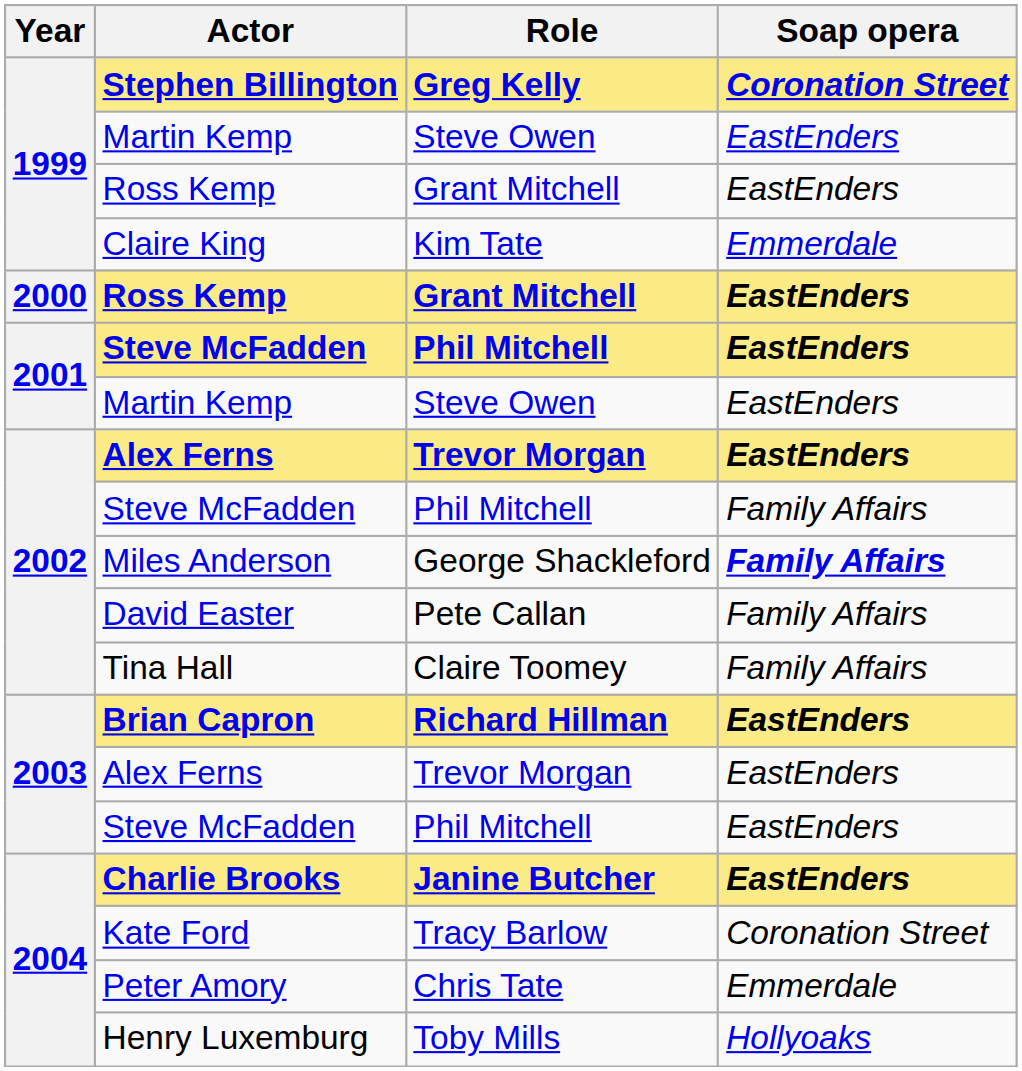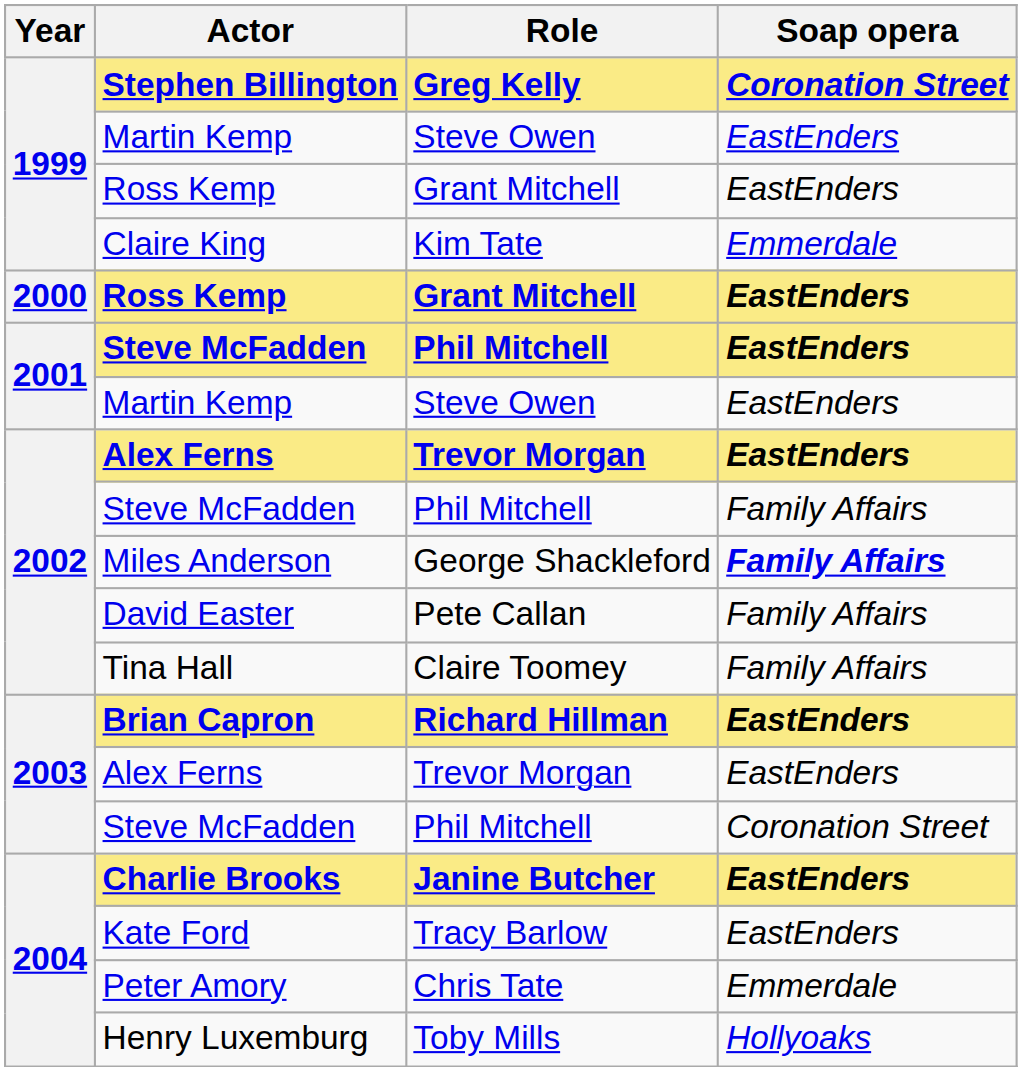(813, 826) EastEnders -> (857, 826) Coronation Street
(857, 932) Coronation Street -> (813, 932) EastEnders
